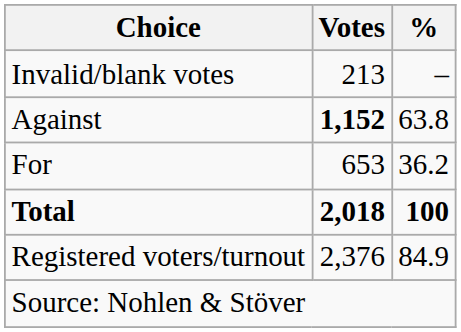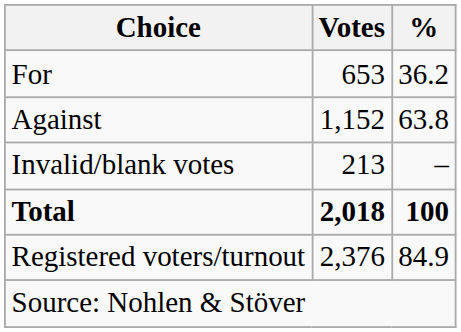rows swapped: (32, 165) <-> (123, 73)
(352, 119) bold -> (352, 119) normal
